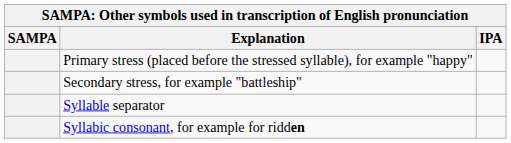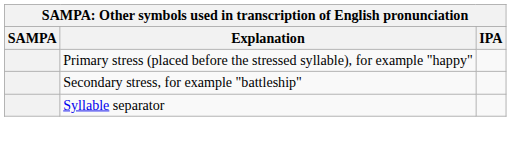- row: (184, 127)
